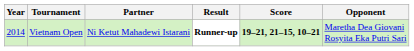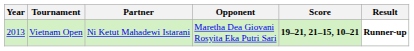columns swapped: (366, 12) <-> (216, 12)
(16, 33) 2014 -> (16, 33) 2013
